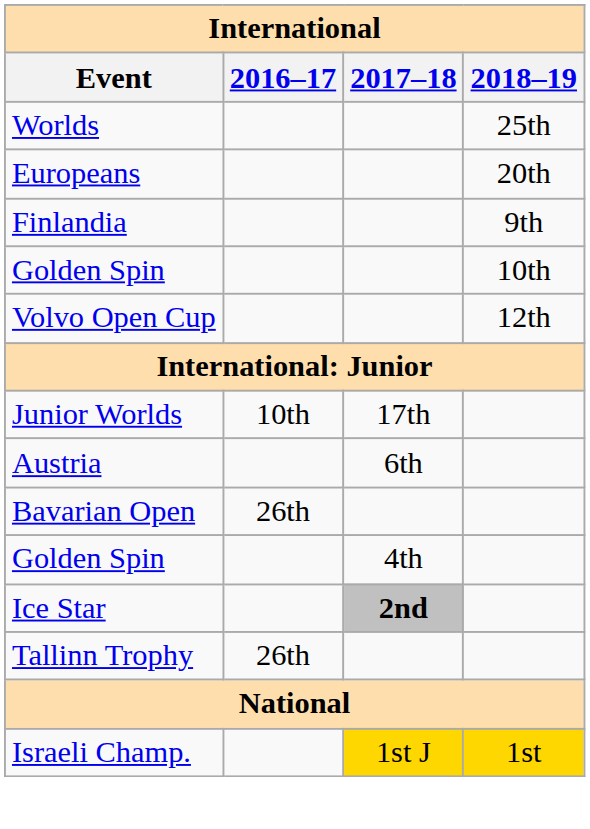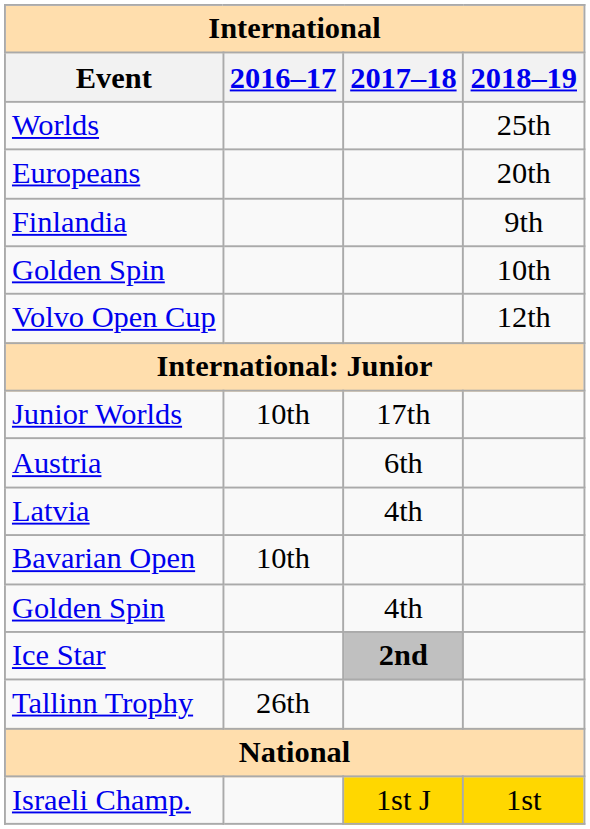+ row: (51, 510)
(283, 510) 26th -> (283, 558) 10th
